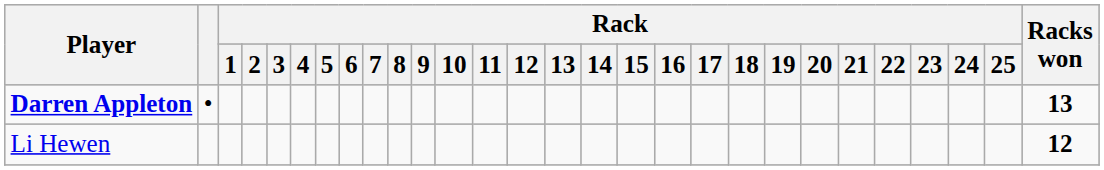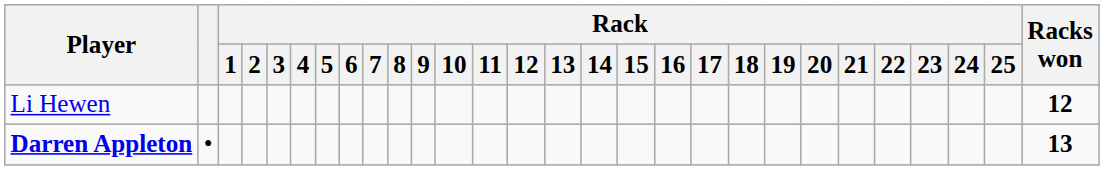rows swapped: (101, 104) <-> (60, 143)
